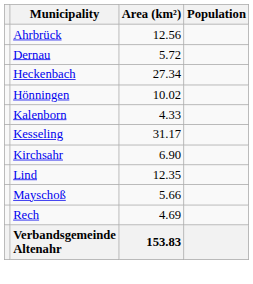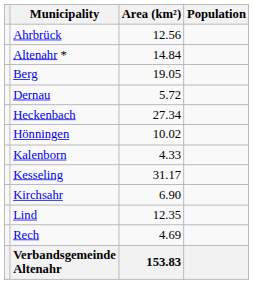+ row: (40, 54)
+ row: (25, 74)
- row: (39, 194)
